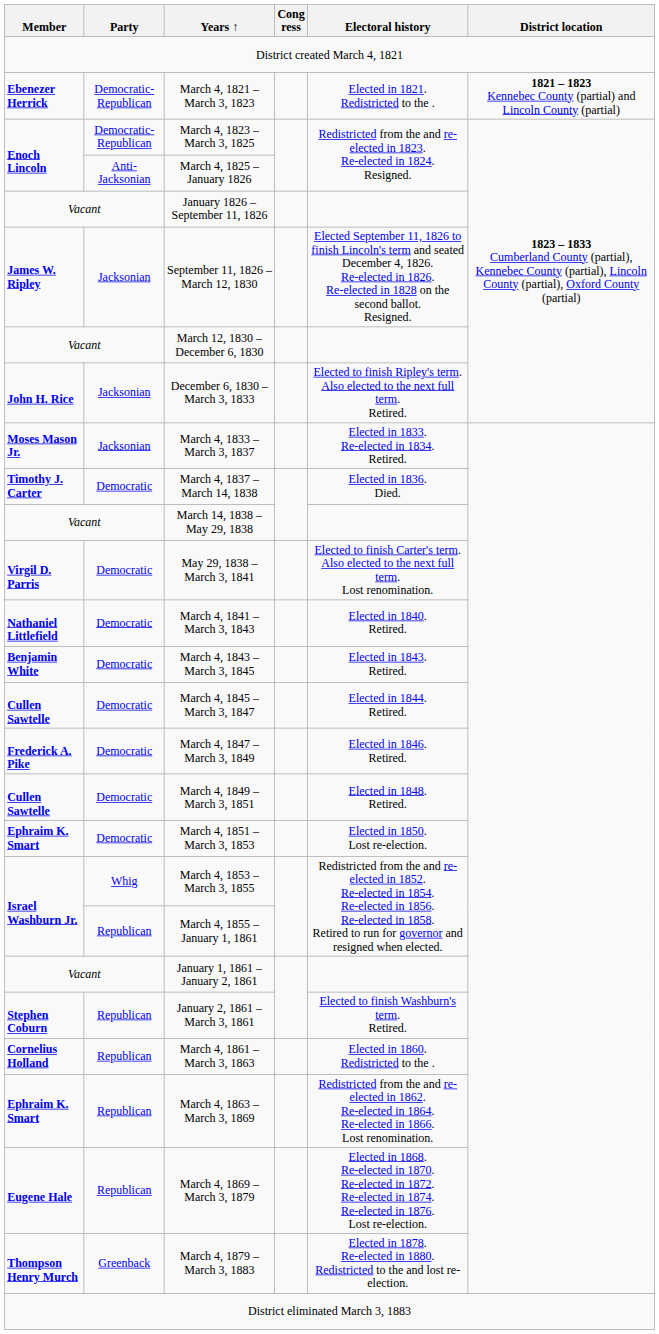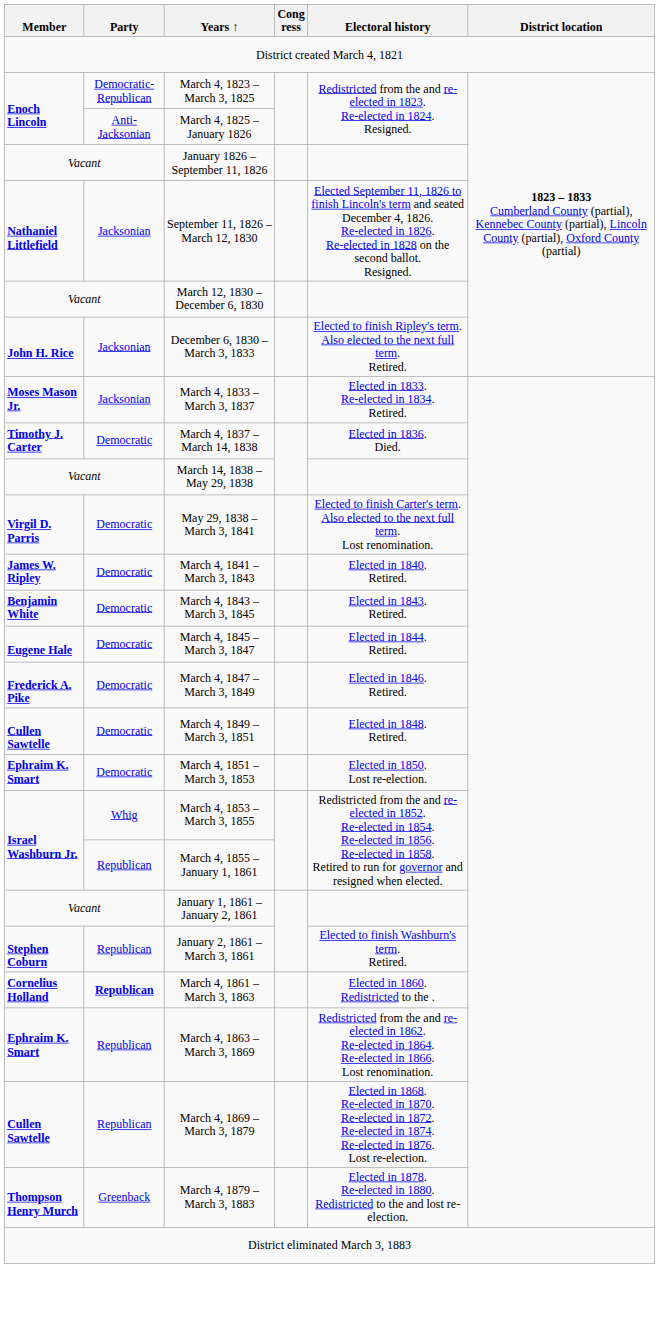- row: (219, 96)
(31, 277) James W. Ripley -> (32, 237) Nathaniel Littlefield
(32, 629) Nathaniel Littlefield -> (31, 572) James W. Ripley
(28, 711) Cullen Sawtelle -> (40, 650) Eugene Hale
(124, 1056) normal -> (124, 990) bold
(40, 1197) Eugene Hale -> (28, 1131) Cullen Sawtelle
